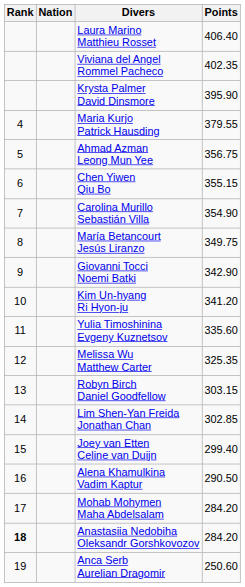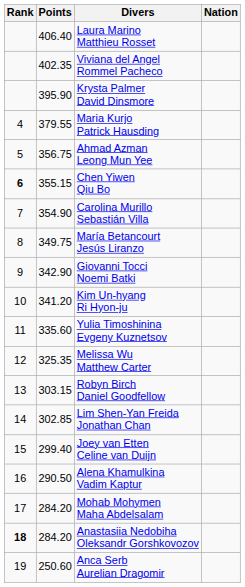columns swapped: (55, 13) <-> (221, 13)
(20, 183) normal -> (20, 183) bold
